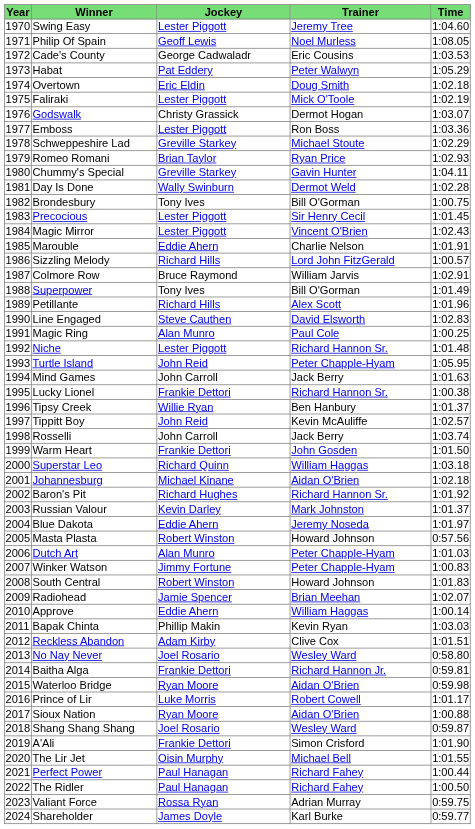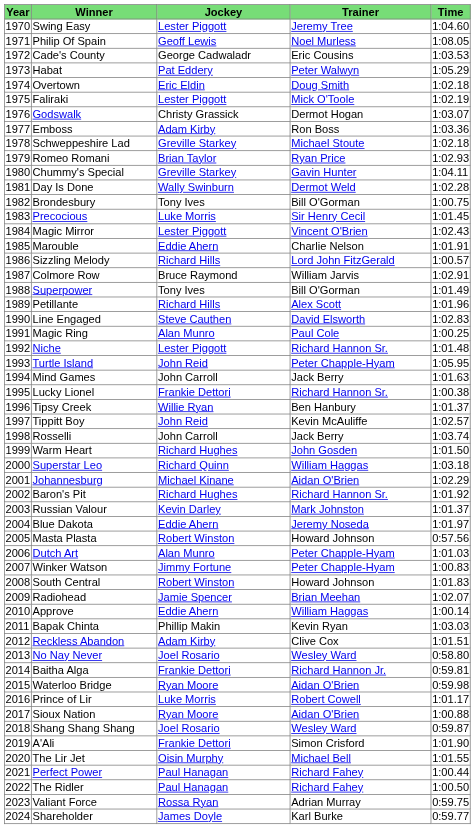(192, 129) Lester Piggott -> (187, 129) Adam Kirby
(451, 143) 1:02.29 -> (451, 143) 1:02.18
(192, 217) Lester Piggott -> (187, 217) Luke Morris
(194, 451) Frankie Dettori -> (198, 451) Richard Hughes
(451, 480) 1:02.18 -> (451, 480) 1:02.29
